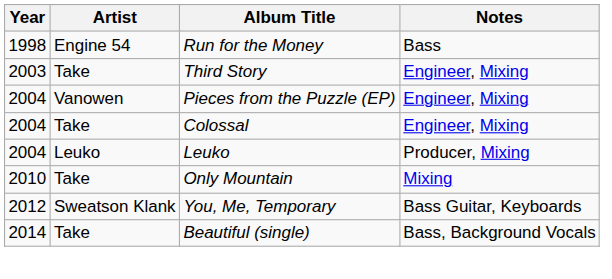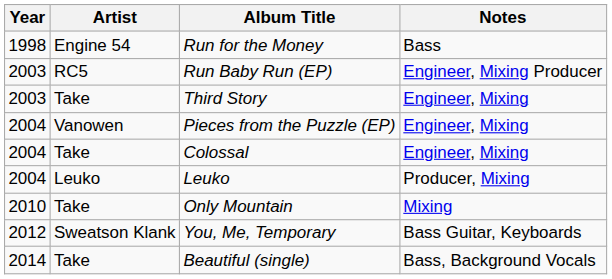+ row: (258, 71)
